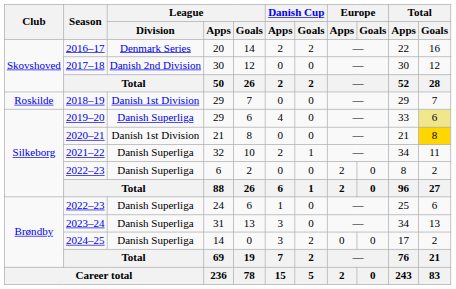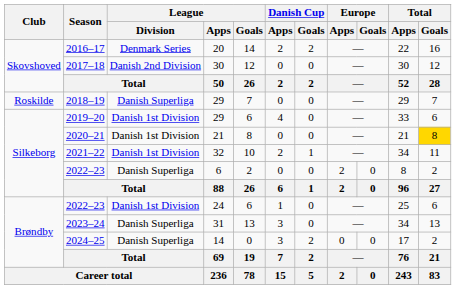(155, 100) Danish 1st Division -> (155, 100) Danish Superliga
(155, 118) Danish Superliga -> (155, 118) Danish 1st Division
(434, 118) khaki background -> (434, 118) no background
(155, 153) Danish Superliga -> (155, 153) Danish 1st Division
(155, 205) Danish Superliga -> (155, 205) Danish 1st Division
